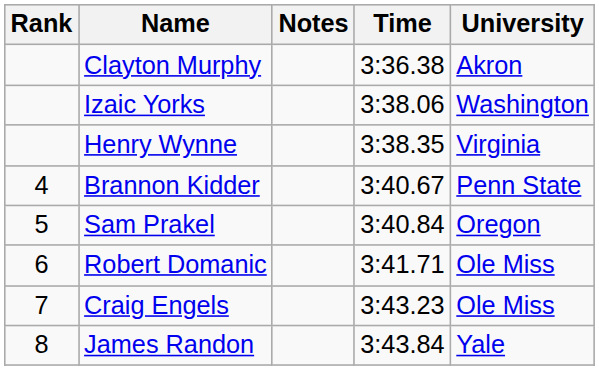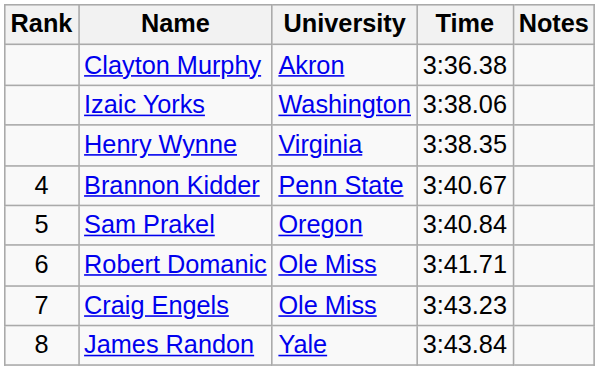columns swapped: (523, 24) <-> (314, 24)
